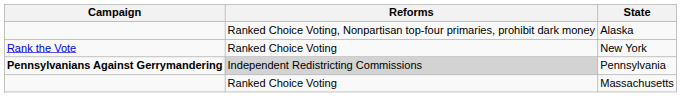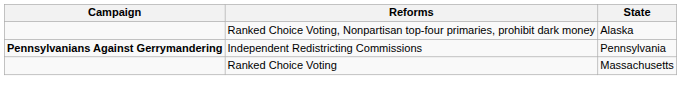- row: (624, 48)
(325, 65) lightgrey background -> (325, 48) no background
